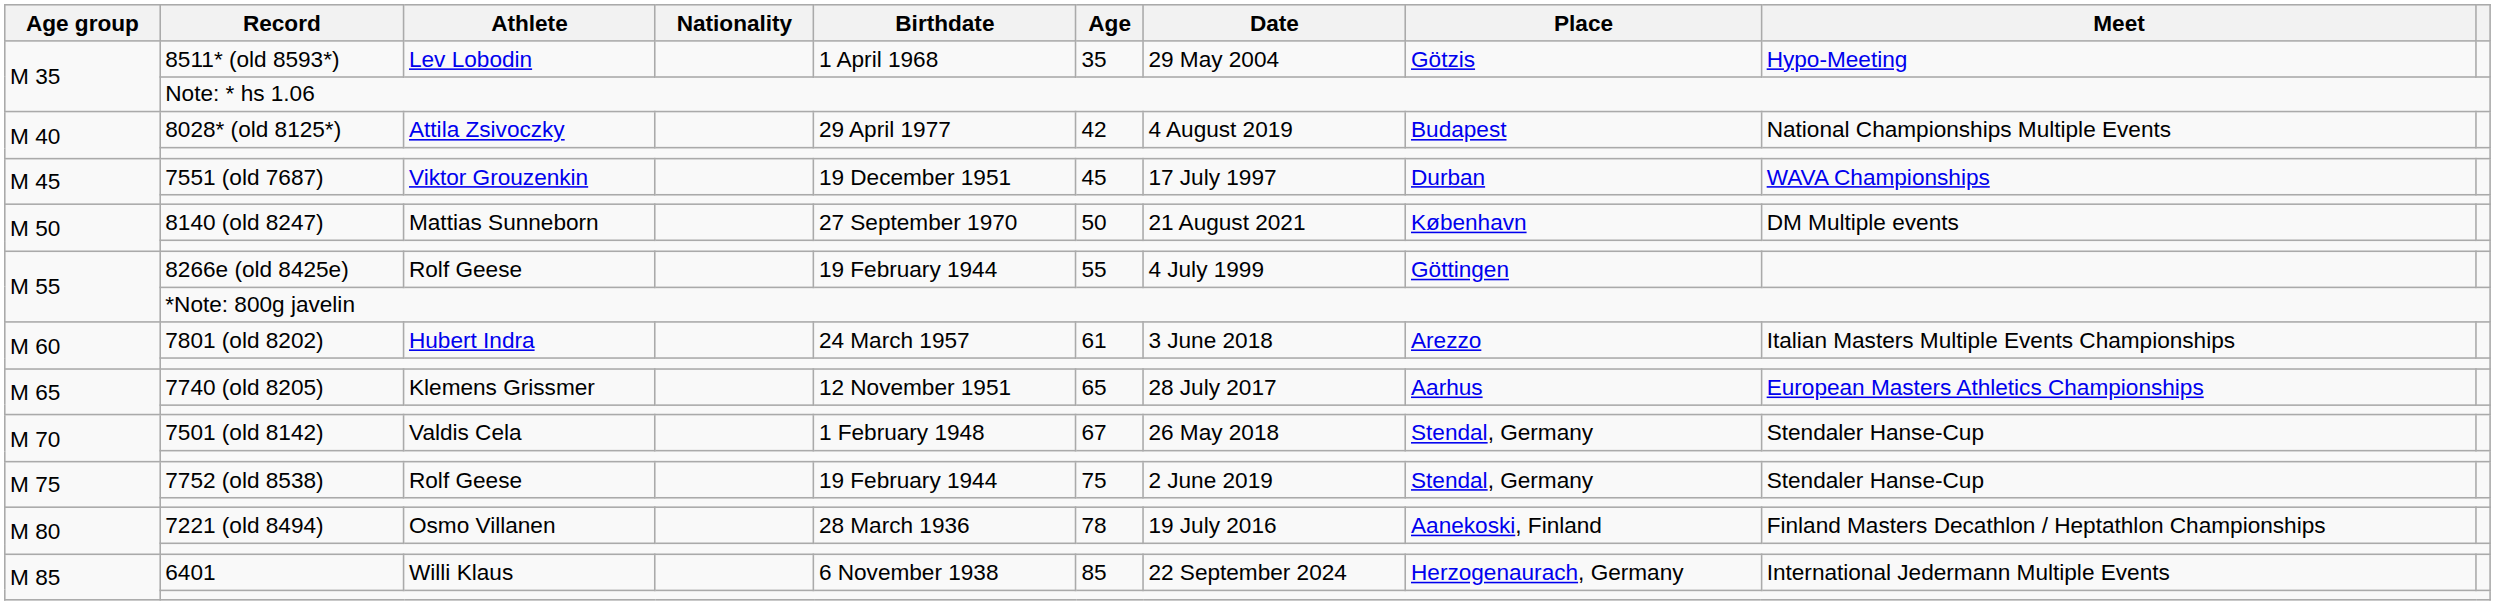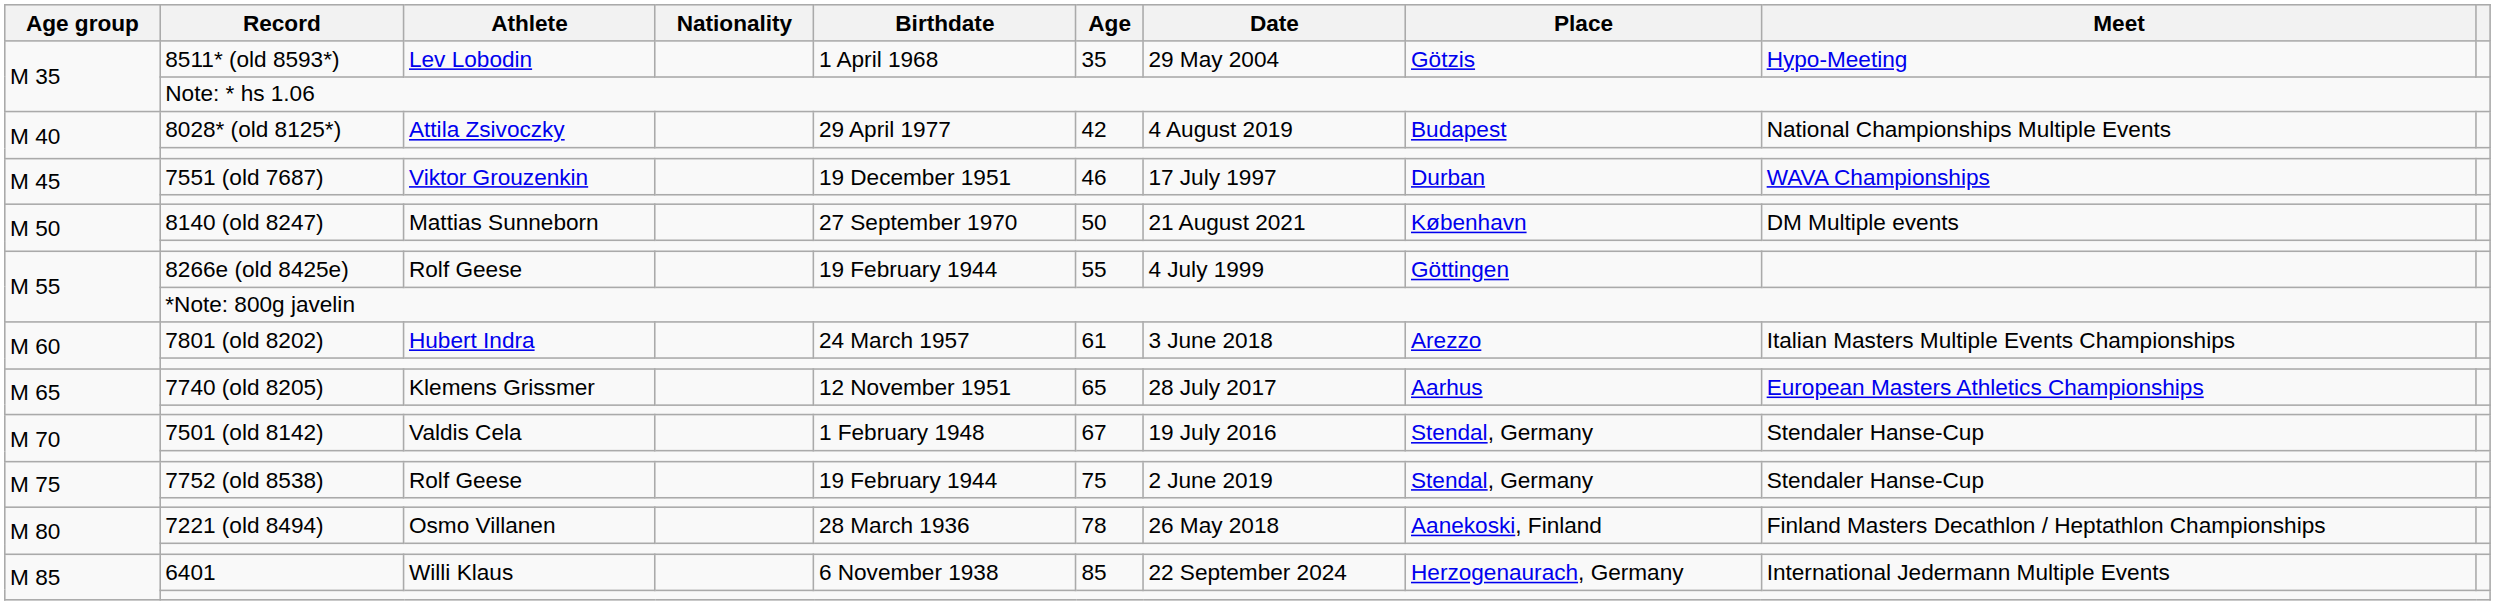(1094, 177) 45 -> (1094, 177) 46
(1214, 433) 26 May 2018 -> (1212, 433) 19 July 2016
(1212, 526) 19 July 2016 -> (1214, 526) 26 May 2018
